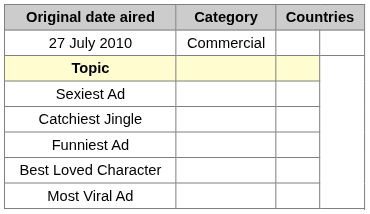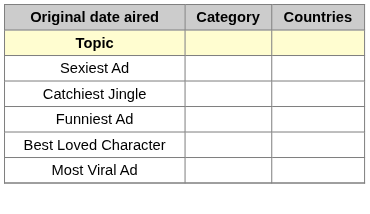- row: (90, 43)
